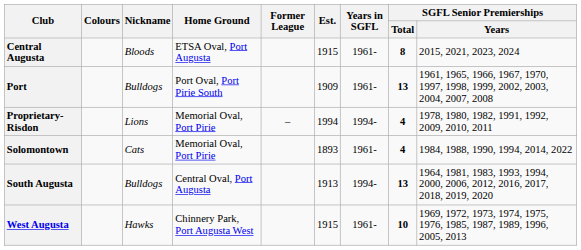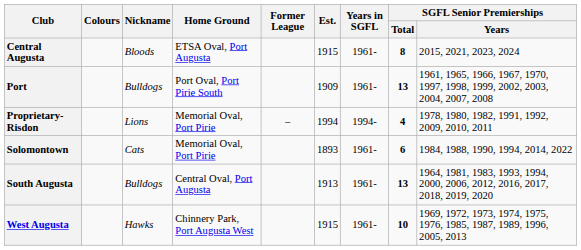(403, 150) 4 -> (403, 150) 6
(365, 184) 1994- -> (365, 184) 1961-
